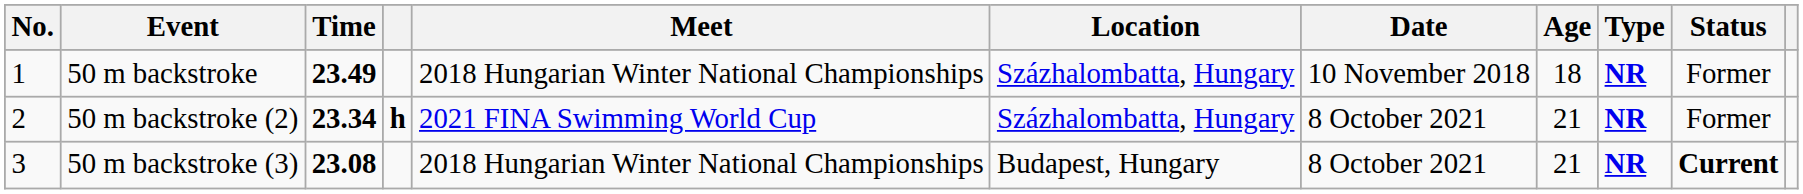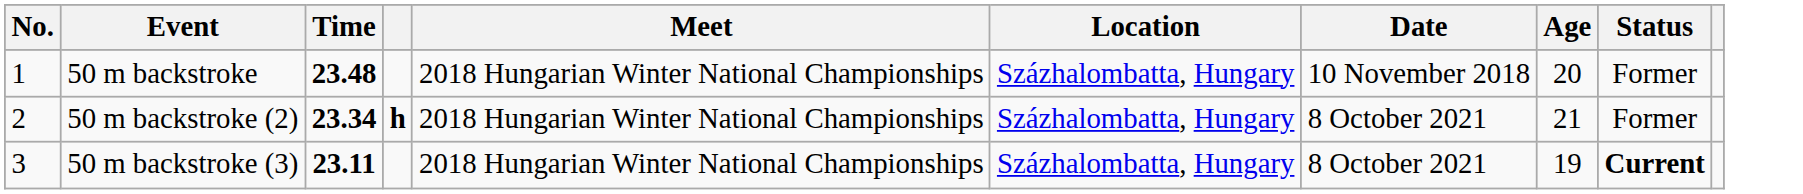- column: (1635, 27)
(344, 73) 23.49 -> (344, 73) 23.48
(1567, 73) 18 -> (1567, 73) 20
(618, 118) 2021 FINA Swimming World Cup -> (701, 118) 2018 Hungarian Winter National Championships
(344, 164) 23.08 -> (344, 164) 23.11
(1108, 164) Budapest, Hungary -> (1146, 164) Százhalombatta, Hungary
(1567, 164) 21 -> (1567, 164) 19
